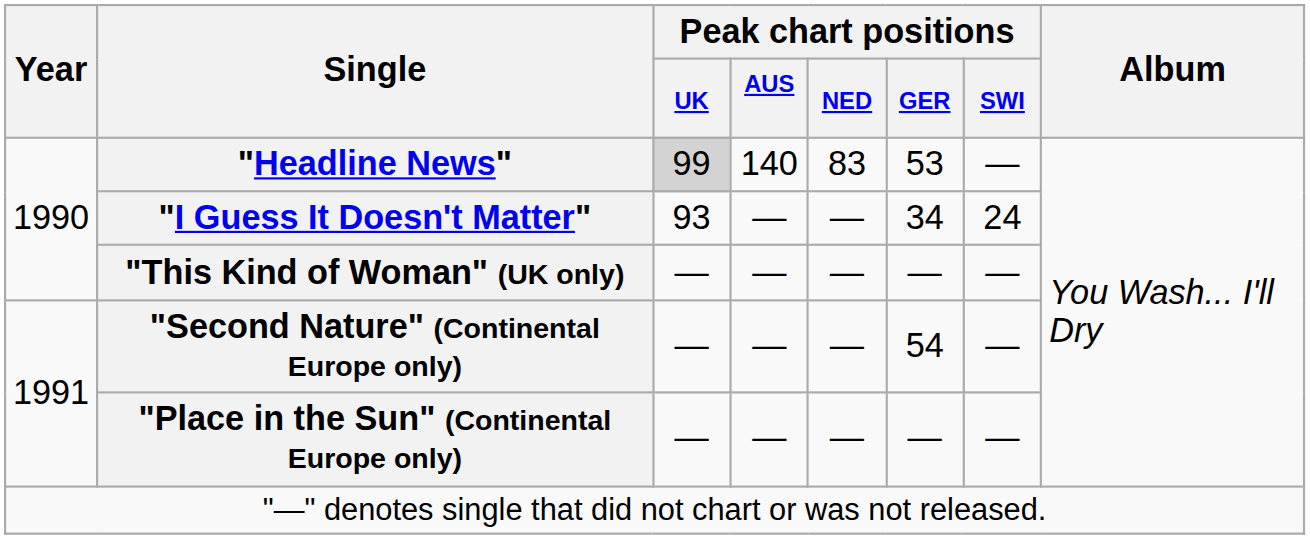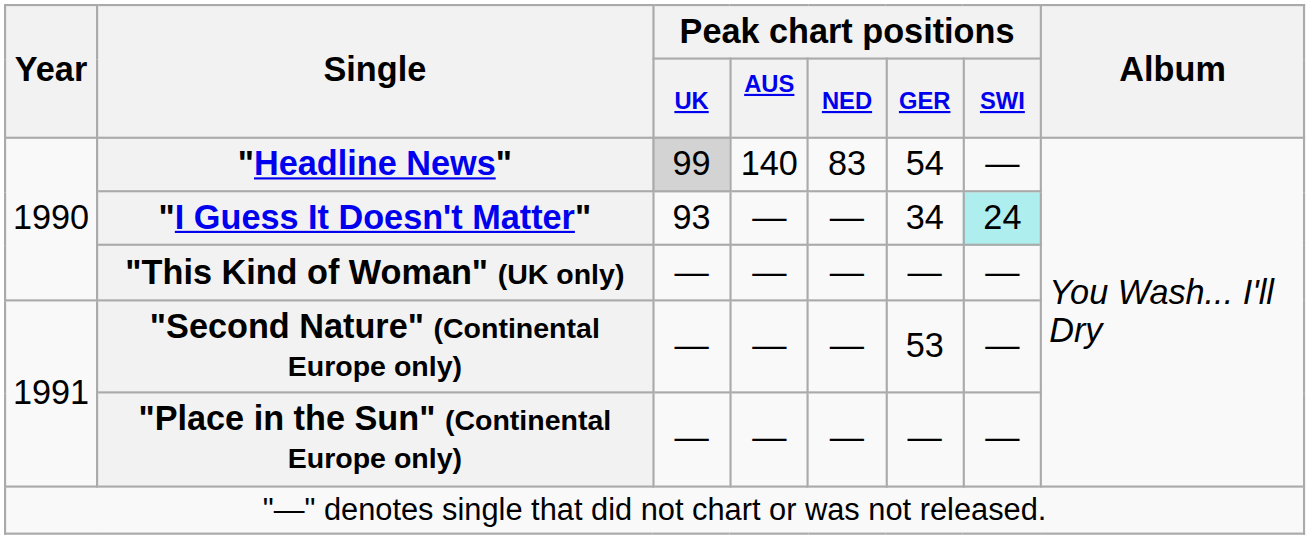(925, 163) 53 -> (925, 163) 54
(1002, 217) no background -> (1002, 217) paleturquoise background
(925, 345) 54 -> (925, 345) 53
